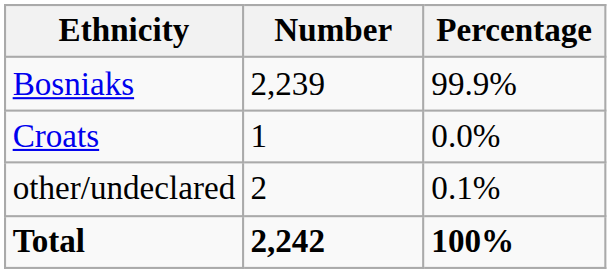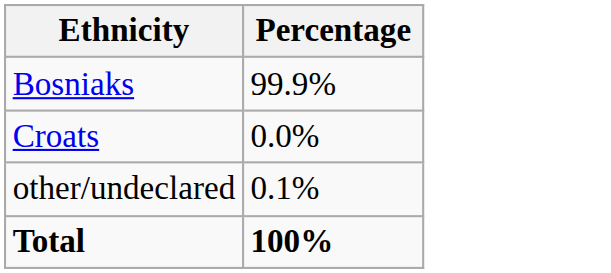- column: (333, 30)
